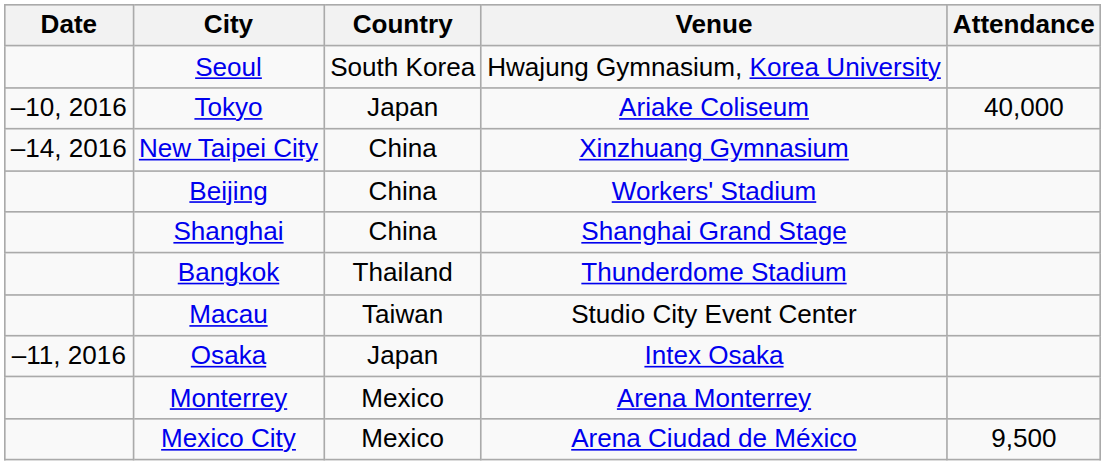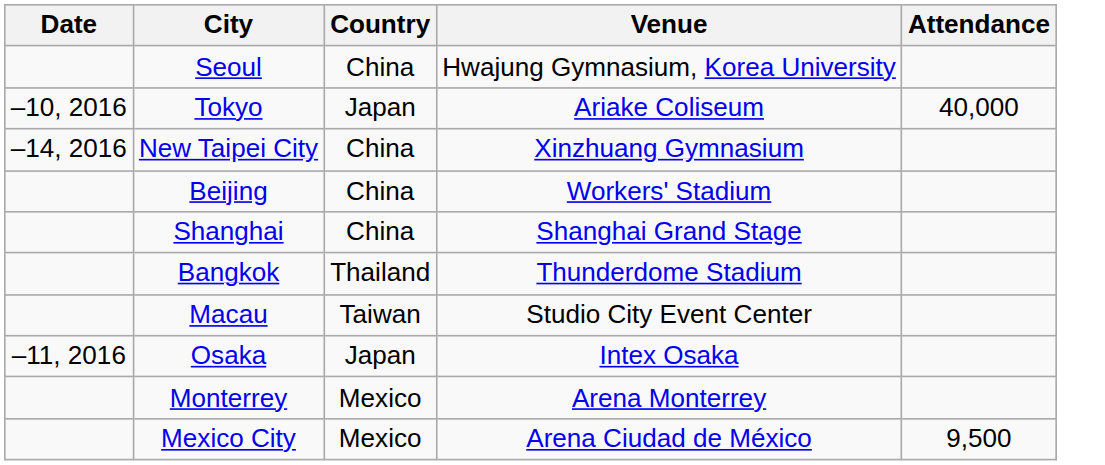(403, 66) South Korea -> (380, 66) China
